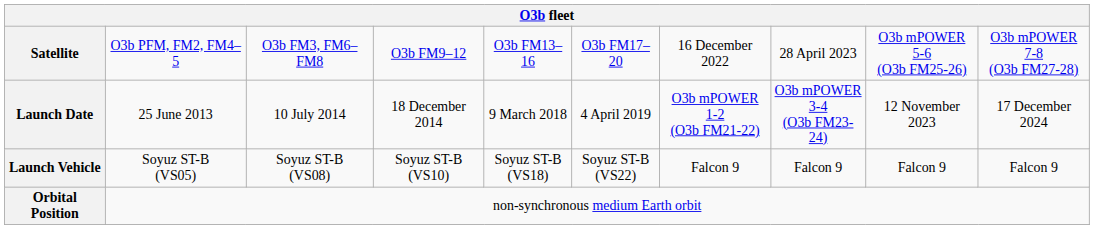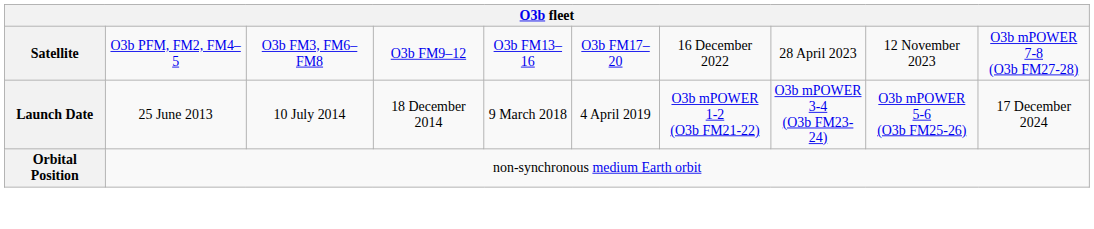(922, 53) O3b mPOWER 5-6 (O3b FM25-26) -> (922, 53) 12 November 2023
(922, 114) 12 November 2023 -> (922, 114) O3b mPOWER 5-6 (O3b FM25-26)
- row: (55, 167)
